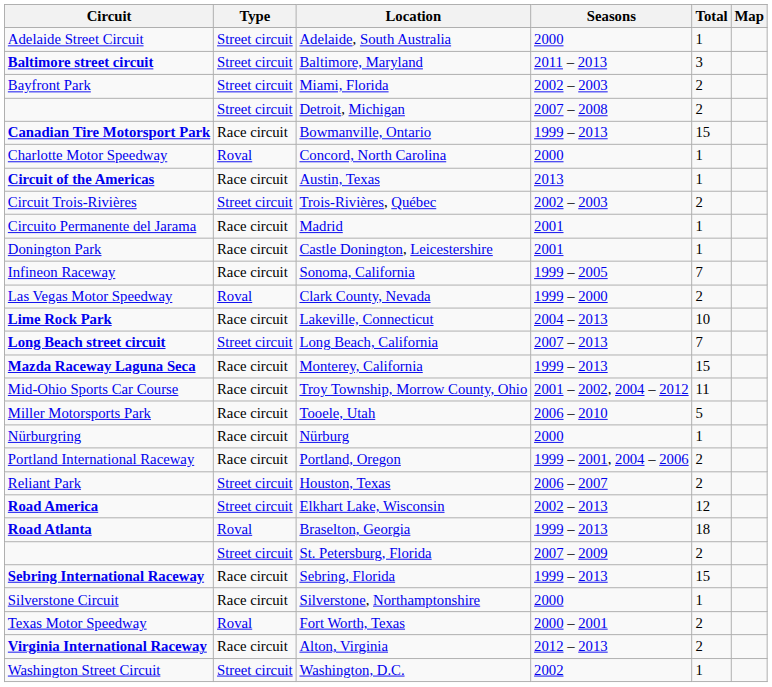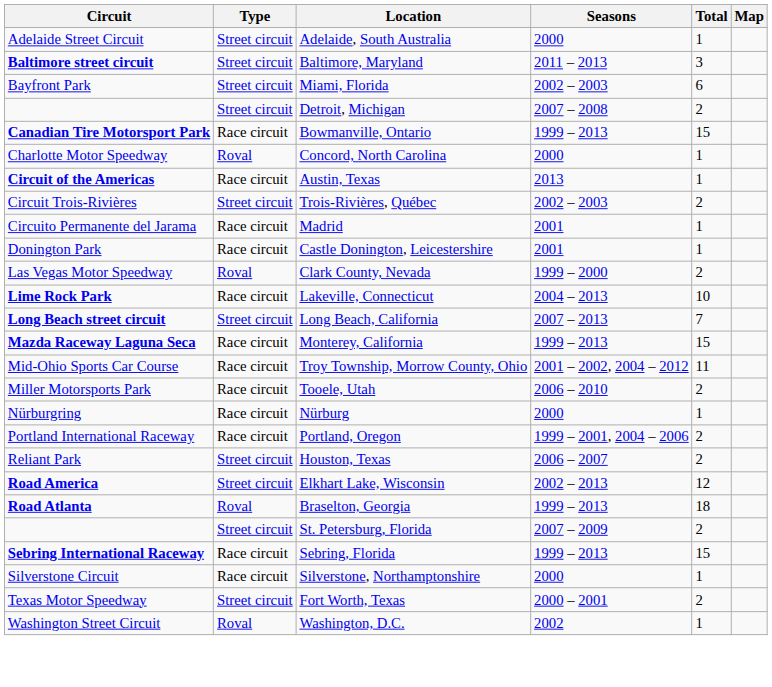(699, 86) 2 -> (699, 86) 6
- row: (357, 272)
(699, 413) 5 -> (699, 389) 2
(235, 623) Roval -> (255, 599) Street circuit
- row: (344, 646)
(255, 669) Street circuit -> (235, 623) Roval
